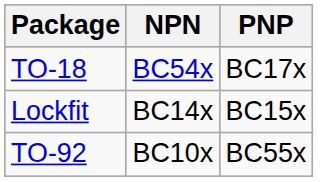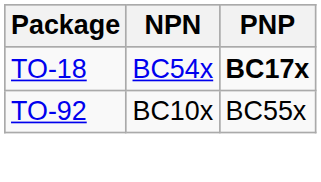(266, 68) normal -> (267, 68) bold
- row: (50, 111)
